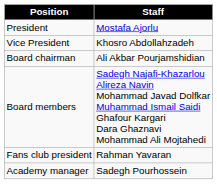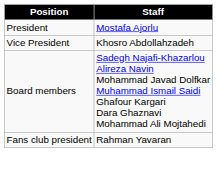- row: (41, 58)
- row: (48, 170)
